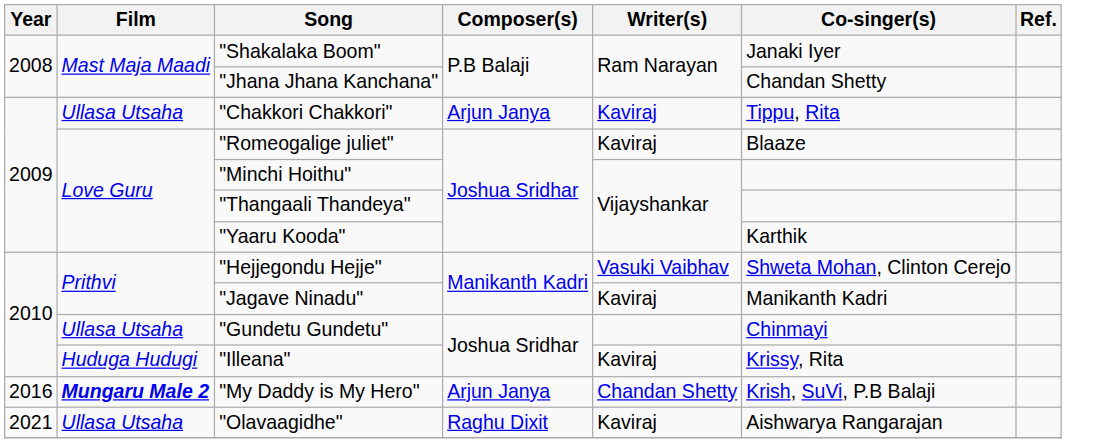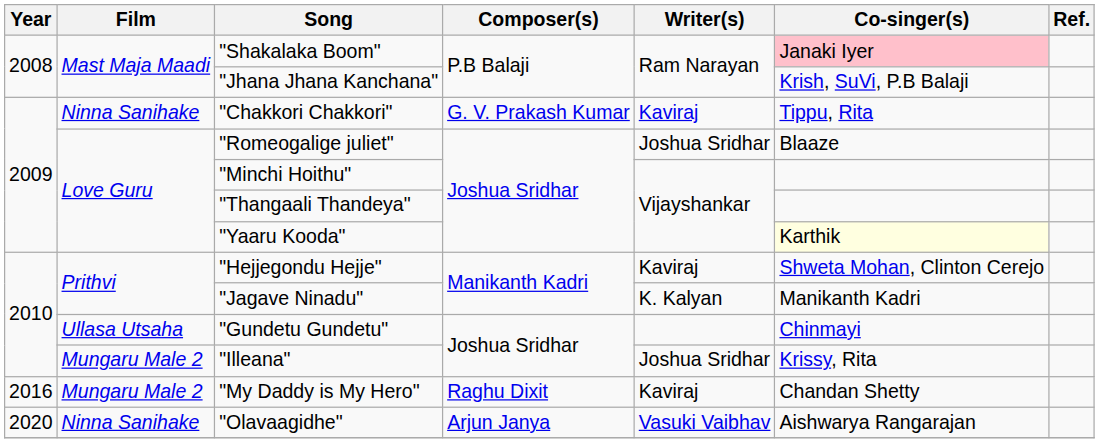(793, 50) no background -> (827, 50) pink background
(816, 81) Chandan Shetty -> (874, 81) Krish, SuVi, P.B Balaji
(122, 112) Ullasa Utsaha -> (130, 112) Ninna Sanihake
(499, 112) Arjun Janya -> (538, 112) G. V. Prakash Kumar
(627, 143) Kaviraj -> (704, 143) Joshua Sridhar
(777, 236) no background -> (810, 236) lightyellow background
(663, 267) Vasuki Vaibhav -> (669, 267) Kaviraj
(627, 298) Kaviraj -> (681, 298) K. Kalyan
(129, 360) Huduga Hudugi -> (132, 360) Mungaru Male 2
(627, 360) Kaviraj -> (704, 360) Joshua Sridhar
(135, 391) bold -> (132, 391) normal
(499, 391) Arjun Janya -> (498, 391) Raghu Dixit
(667, 391) Chandan Shetty -> (669, 391) Kaviraj
(841, 391) Krish, SuVi, P.B Balaji -> (849, 391) Chandan Shetty
(31, 422) 2021 -> (31, 422) 2020
(122, 422) Ullasa Utsaha -> (130, 422) Ninna Sanihake
(498, 422) Raghu Dixit -> (499, 422) Arjun Janya
(627, 422) Kaviraj -> (705, 422) Vasuki Vaibhav
